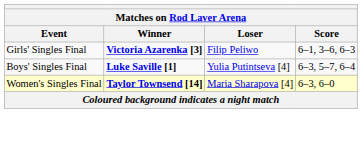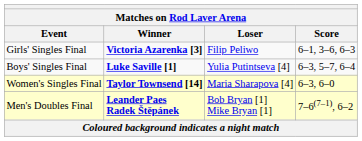+ row: (50, 105)
